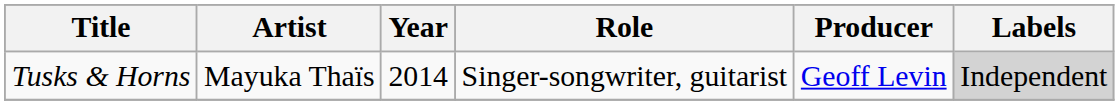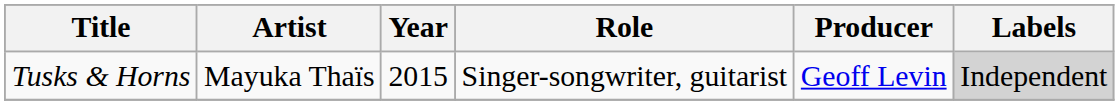(418, 75) 2014 -> (418, 75) 2015
